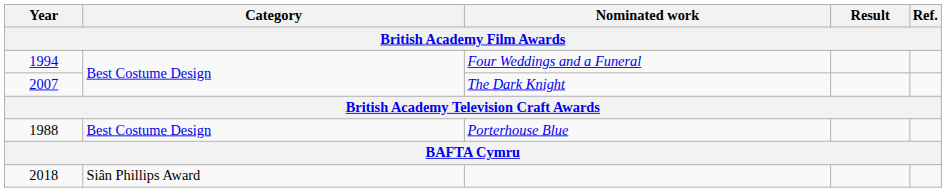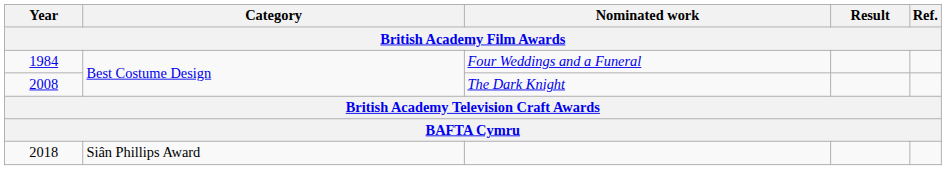(44, 61) 1994 -> (44, 61) 1984
(44, 84) 2007 -> (44, 84) 2008
- row: (518, 130)
